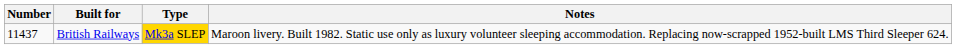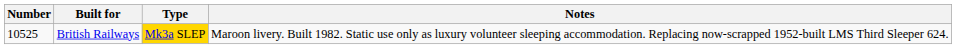(22, 33) 11437 -> (23, 33) 10525
